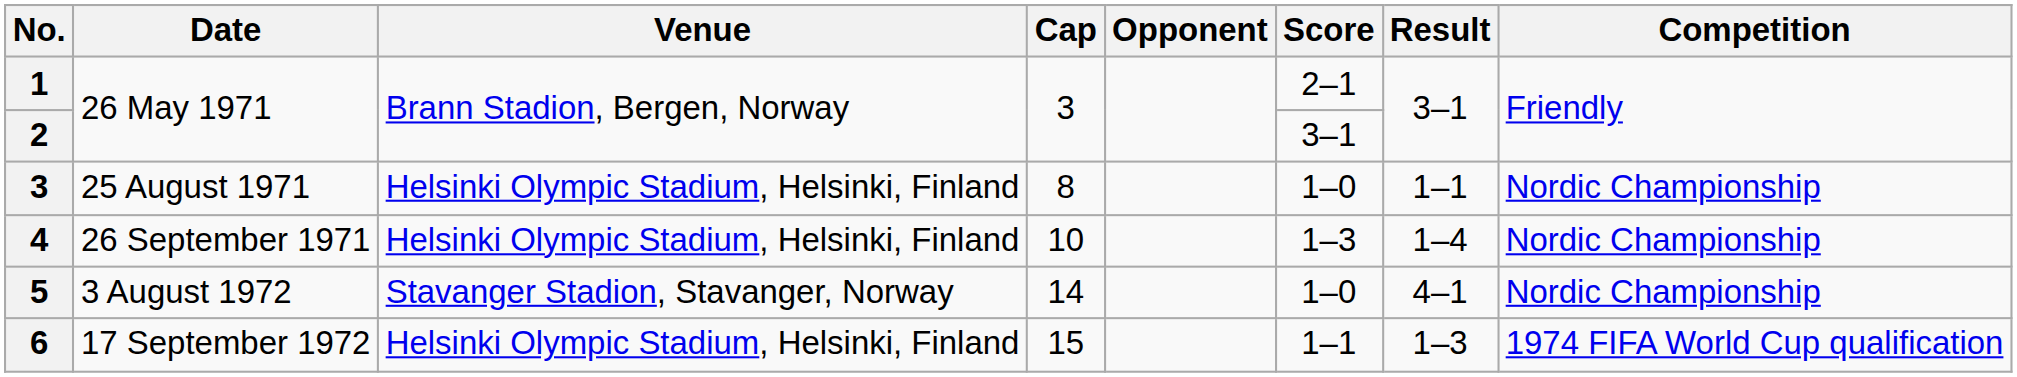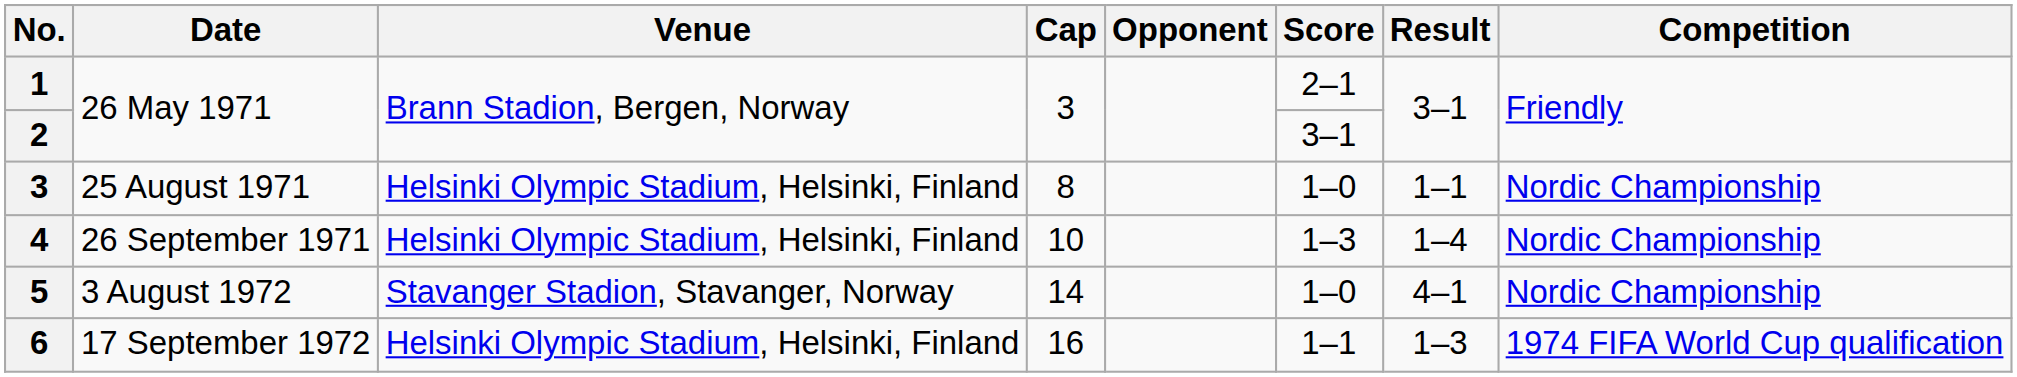(1066, 344) 15 -> (1066, 344) 16
